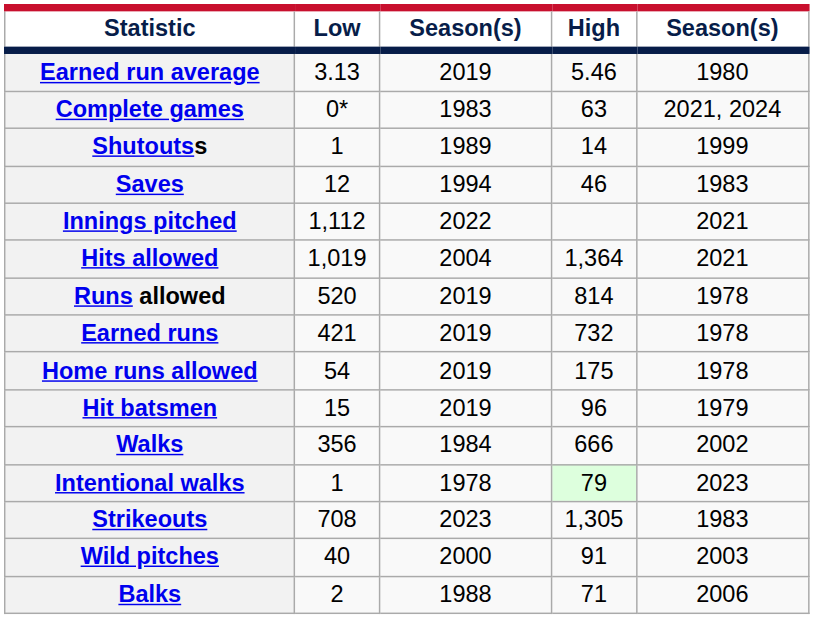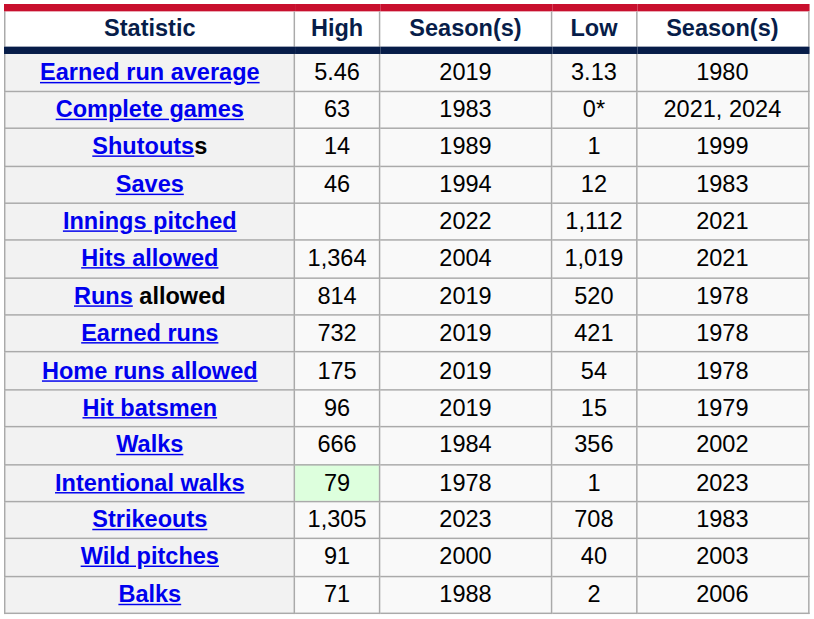columns swapped: (594, 29) <-> (337, 29)
